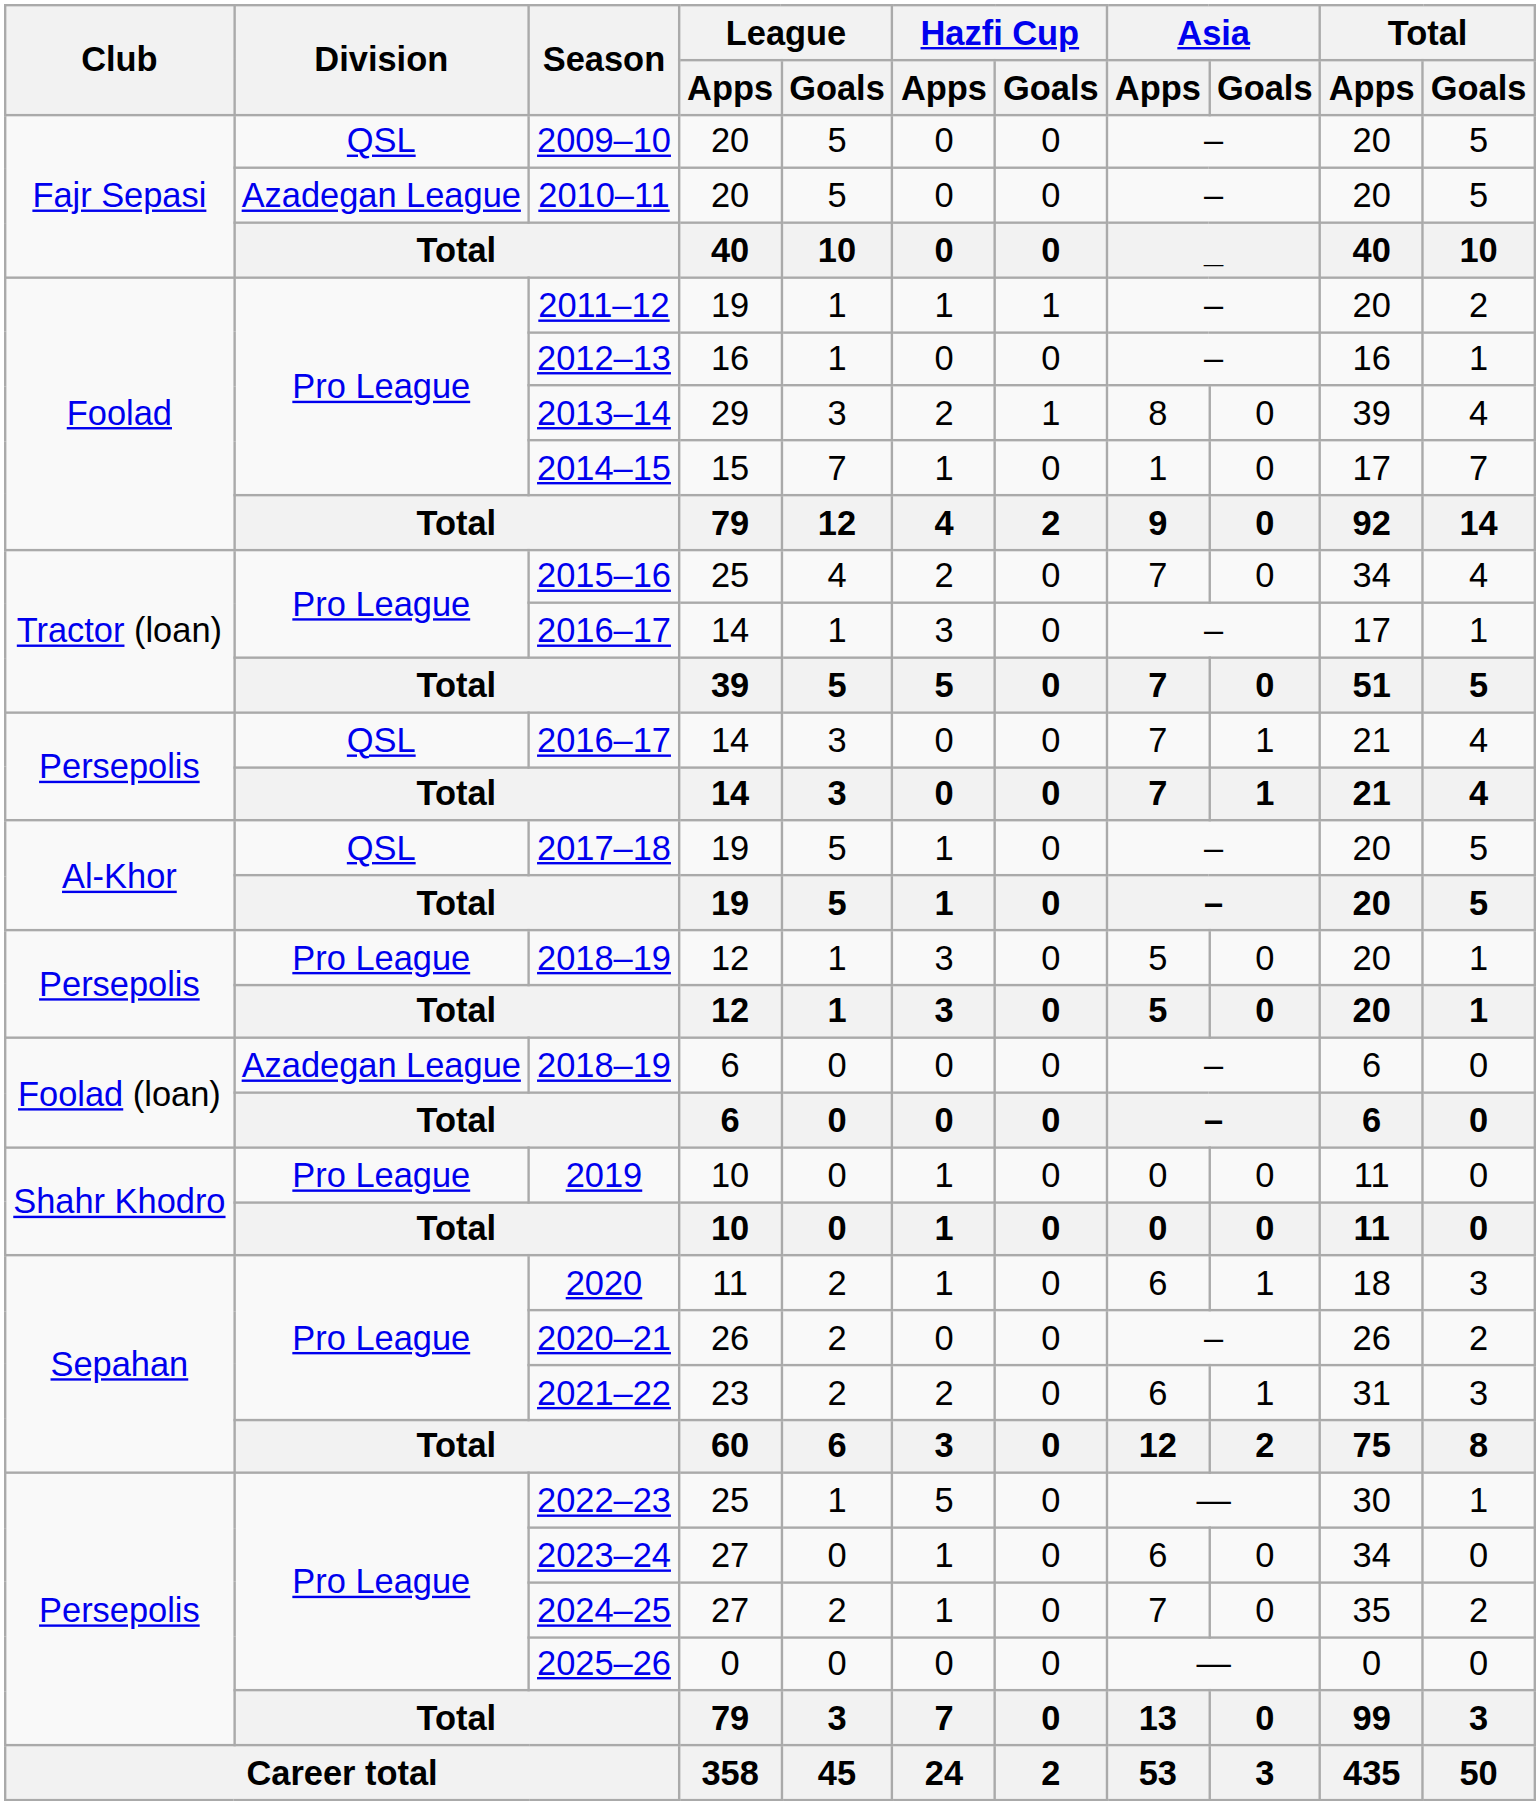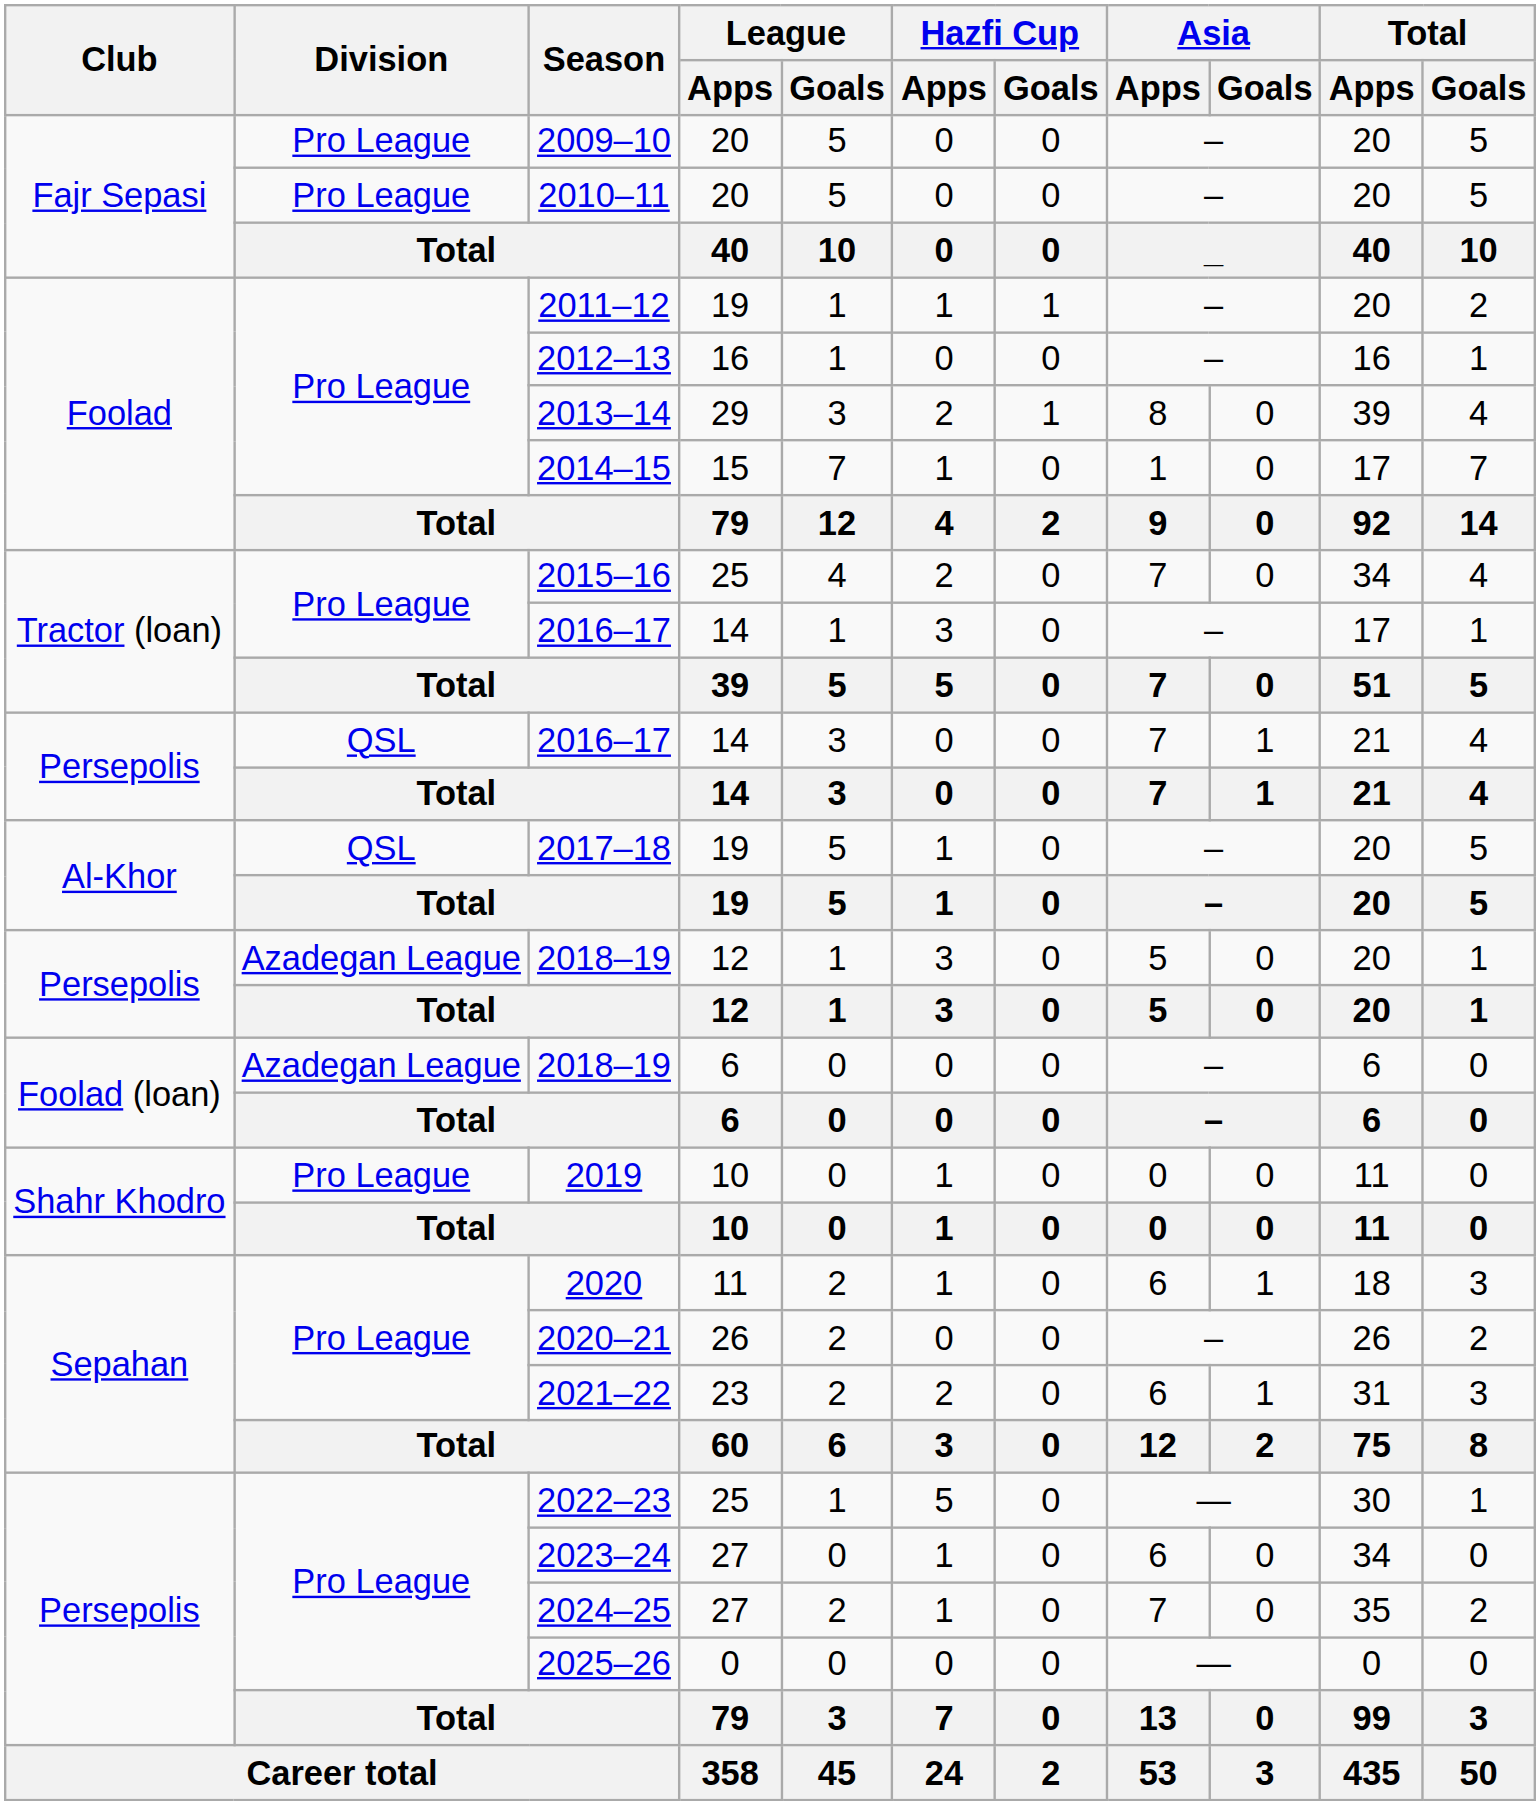(381, 142) QSL -> (381, 142) Pro League
(381, 196) Azadegan League -> (381, 196) Pro League
(381, 957) Pro League -> (381, 957) Azadegan League
